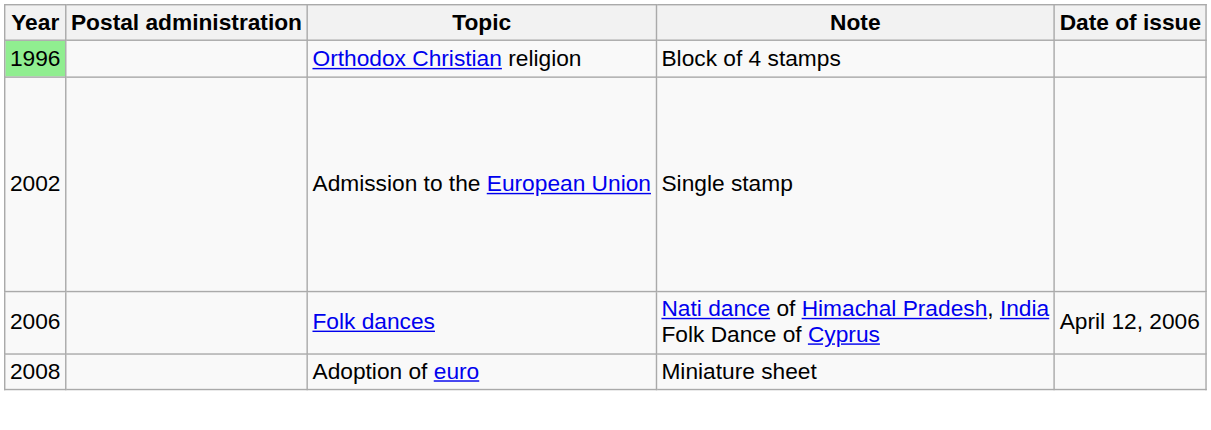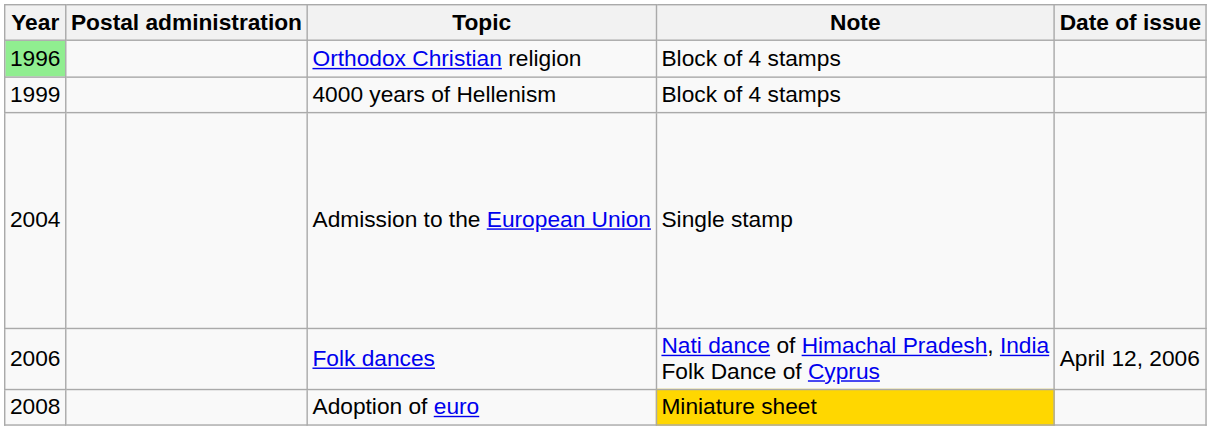+ row: (434, 94)
(35, 184) 2002 -> (35, 220) 2004
(739, 371) no background -> (739, 407) gold background
